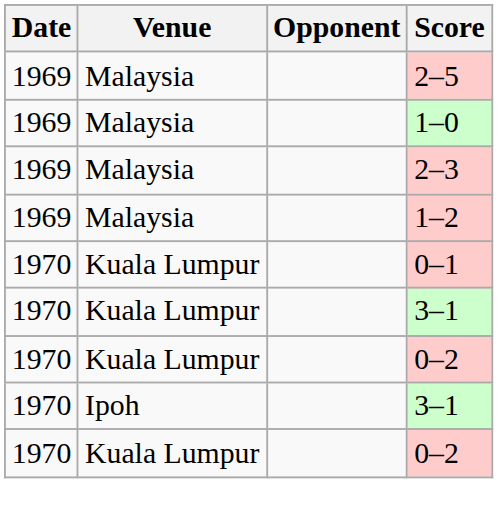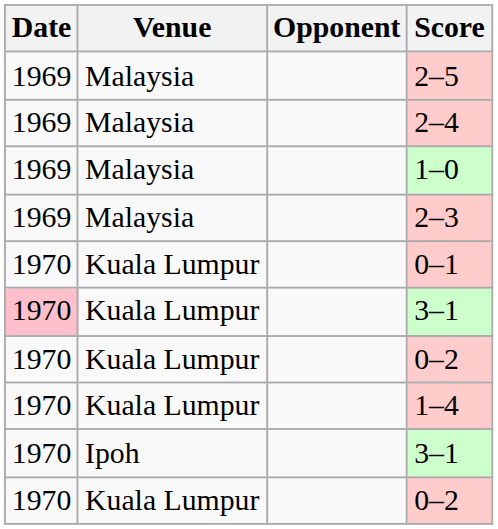+ row: (140, 122)
- row: (140, 216)
(42, 311) no background -> (42, 311) pink background
+ row: (172, 405)
